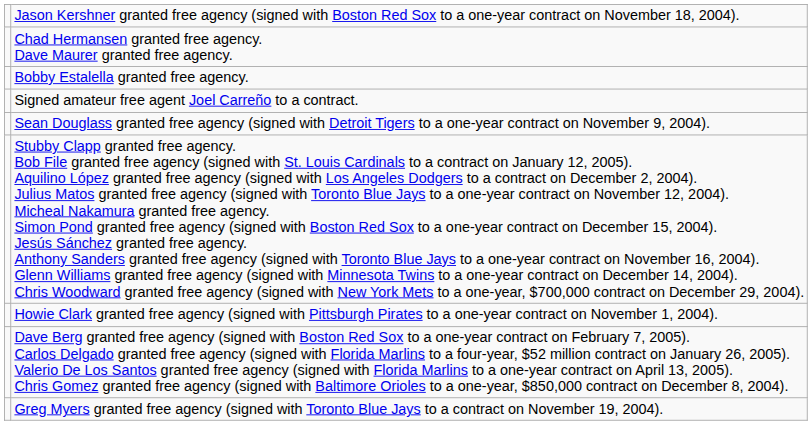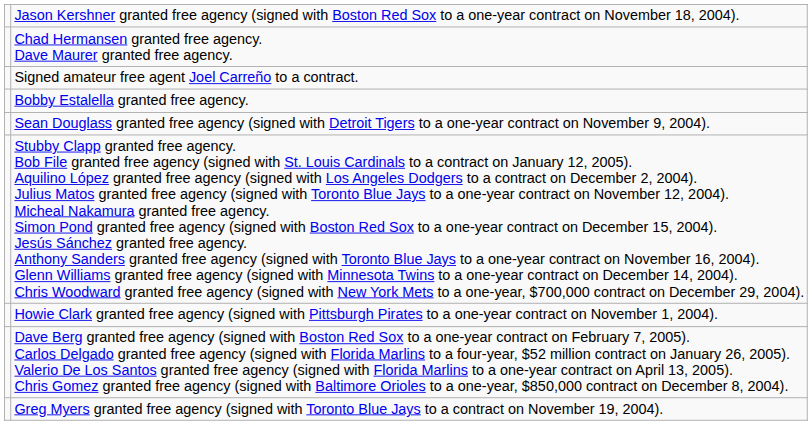rows swapped: (132, 77) <-> (187, 100)
